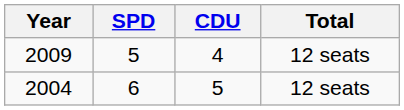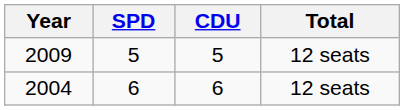(218, 54) 4 -> (218, 54) 5
(218, 88) 5 -> (218, 88) 6
